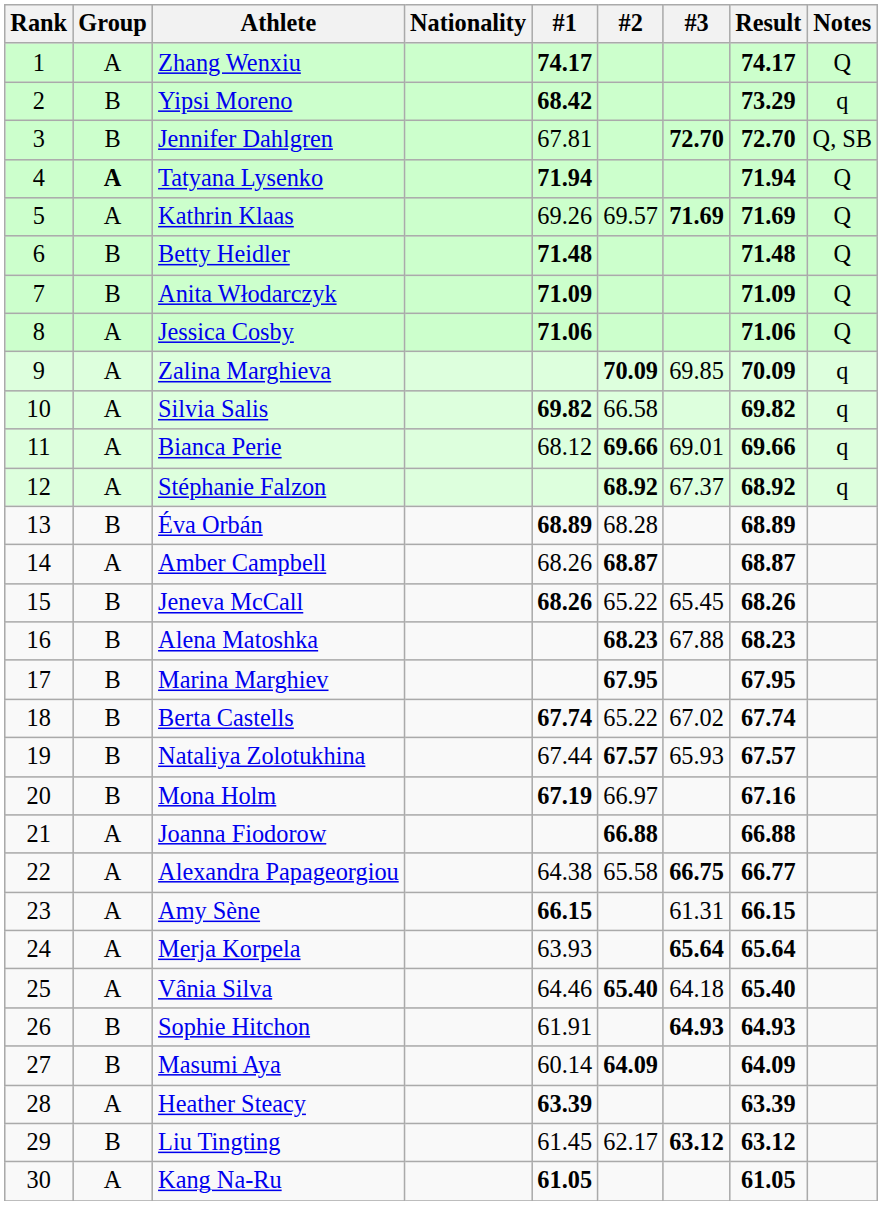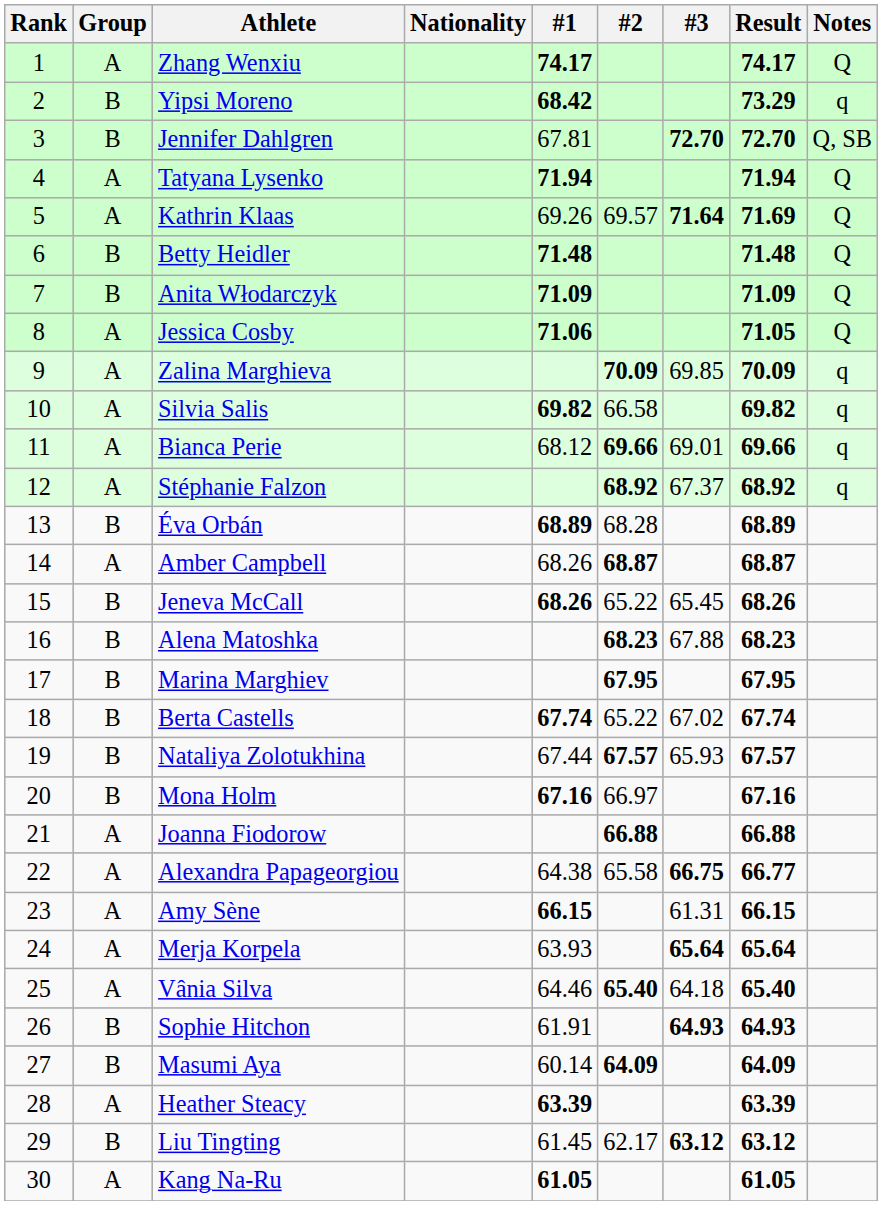(113, 178) bold -> (113, 178) normal
(697, 216) 71.69 -> (697, 216) 71.64
(768, 332) 71.06 -> (768, 332) 71.05
(565, 795) 67.19 -> (565, 795) 67.16
